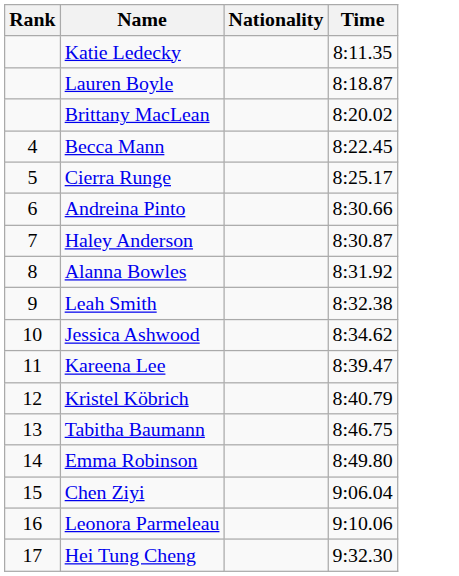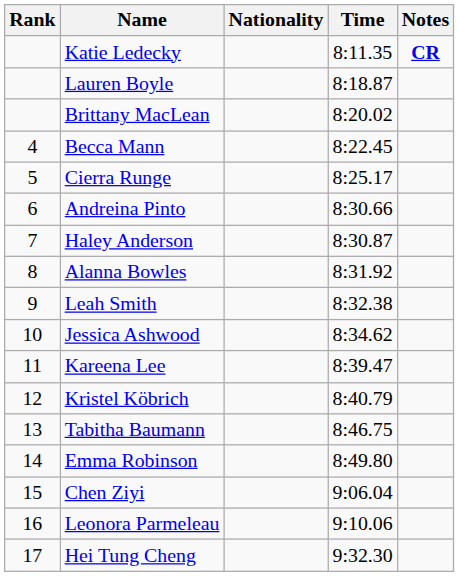+ column: (425, 20)
